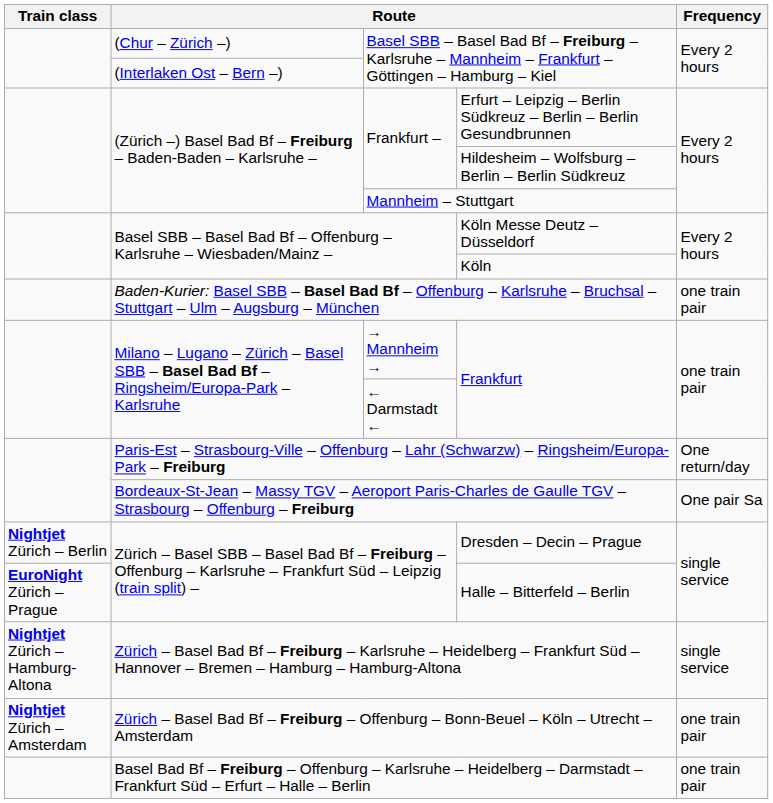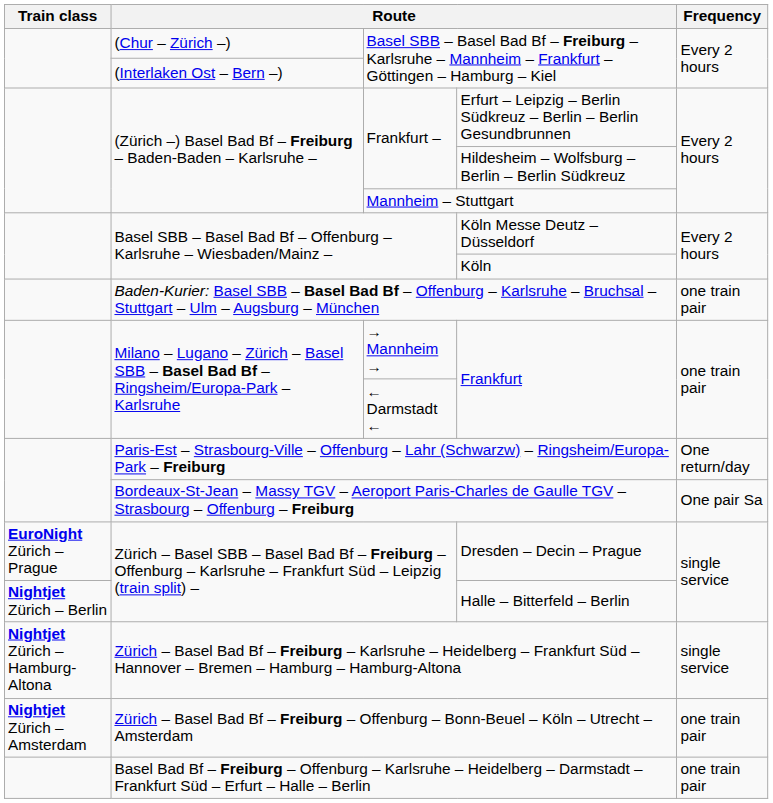(58, 542) Nightjet Zürich – Berlin -> (45, 550) EuroNight Zürich – Prague
(45, 592) EuroNight Zürich – Prague -> (58, 601) Nightjet Zürich – Berlin
